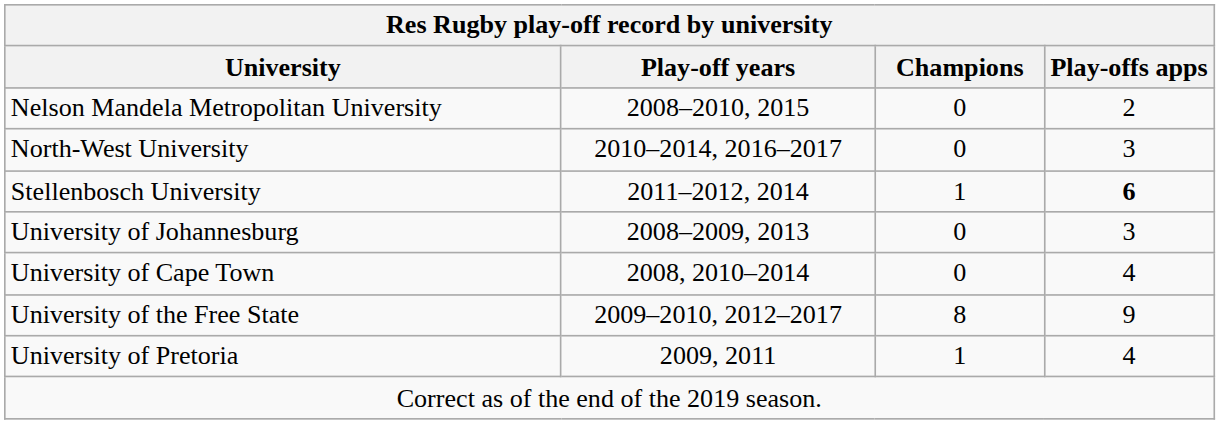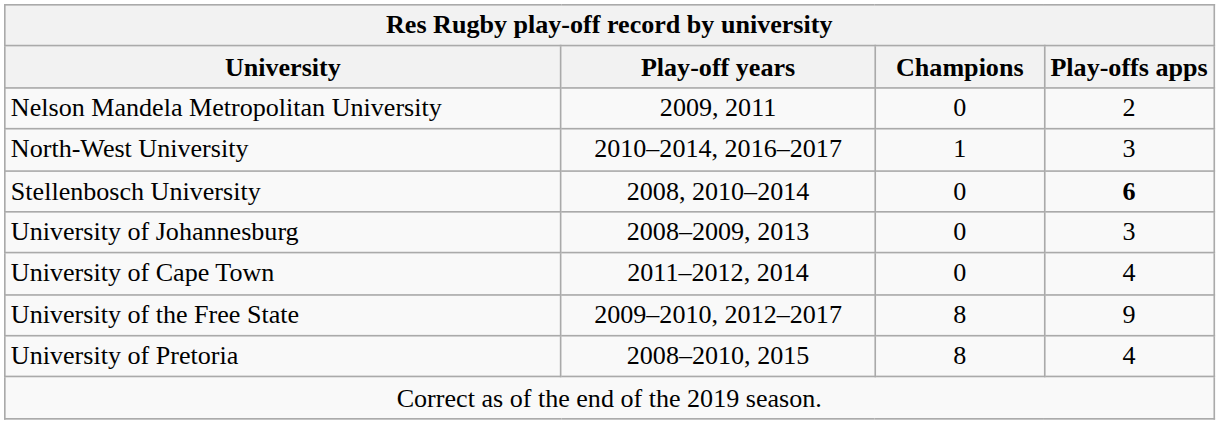(718, 107) 2008–2010, 2015 -> (718, 107) 2009, 2011
(960, 149) 0 -> (960, 149) 1
(718, 190) 2011–2012, 2014 -> (718, 190) 2008, 2010–2014
(960, 190) 1 -> (960, 190) 0
(718, 273) 2008, 2010–2014 -> (718, 273) 2011–2012, 2014
(718, 356) 2009, 2011 -> (718, 356) 2008–2010, 2015
(960, 356) 1 -> (960, 356) 8
